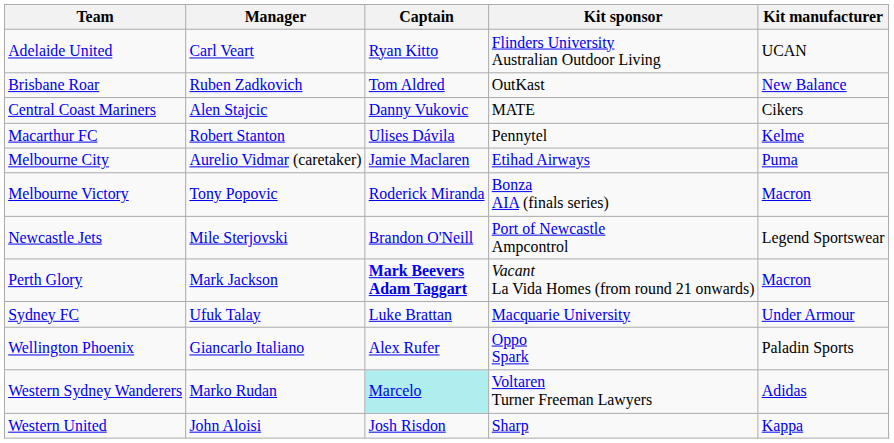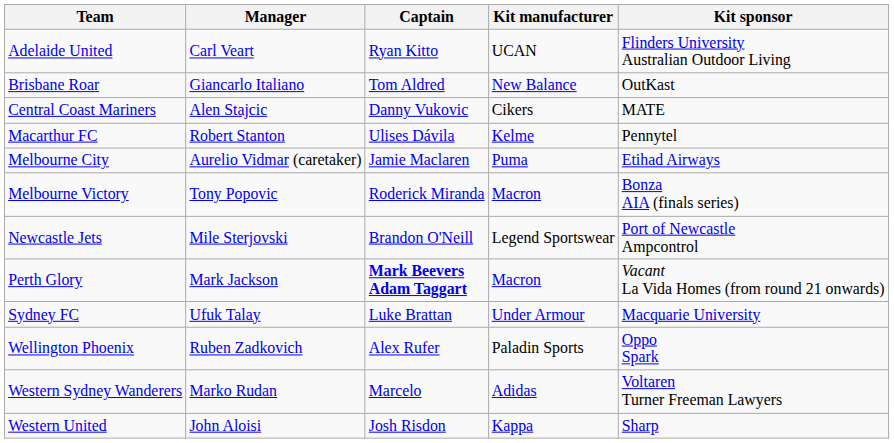columns swapped: (823, 17) <-> (623, 17)
(246, 85) Ruben Zadkovich -> (247, 85) Giancarlo Italiano
(247, 348) Giancarlo Italiano -> (246, 348) Ruben Zadkovich
(395, 391) paleturquoise background -> (395, 391) no background
